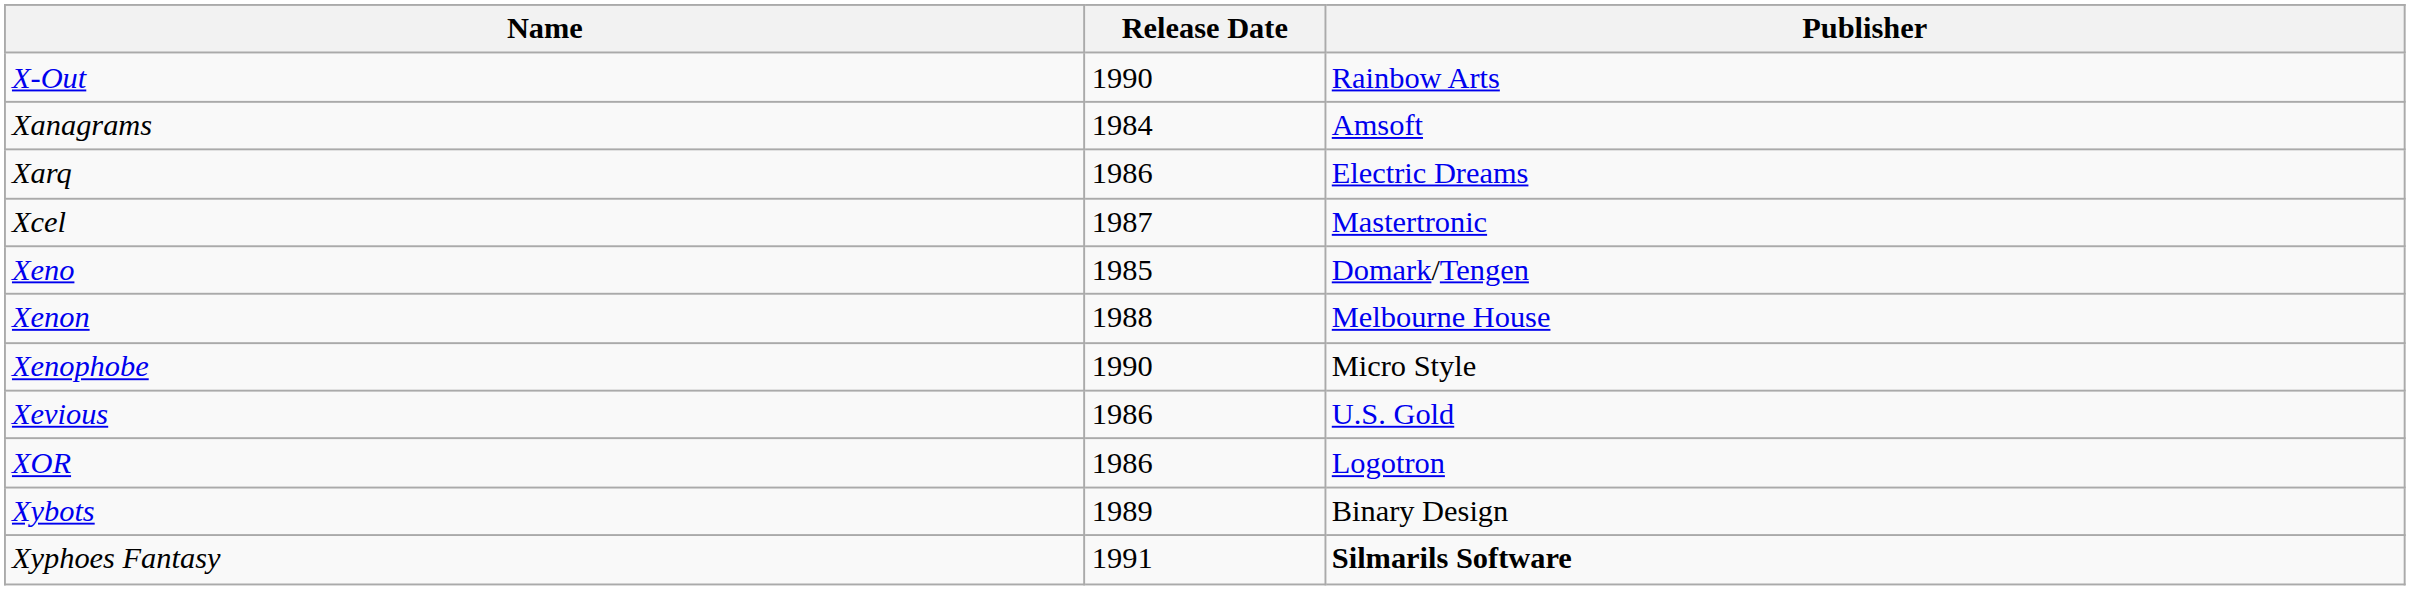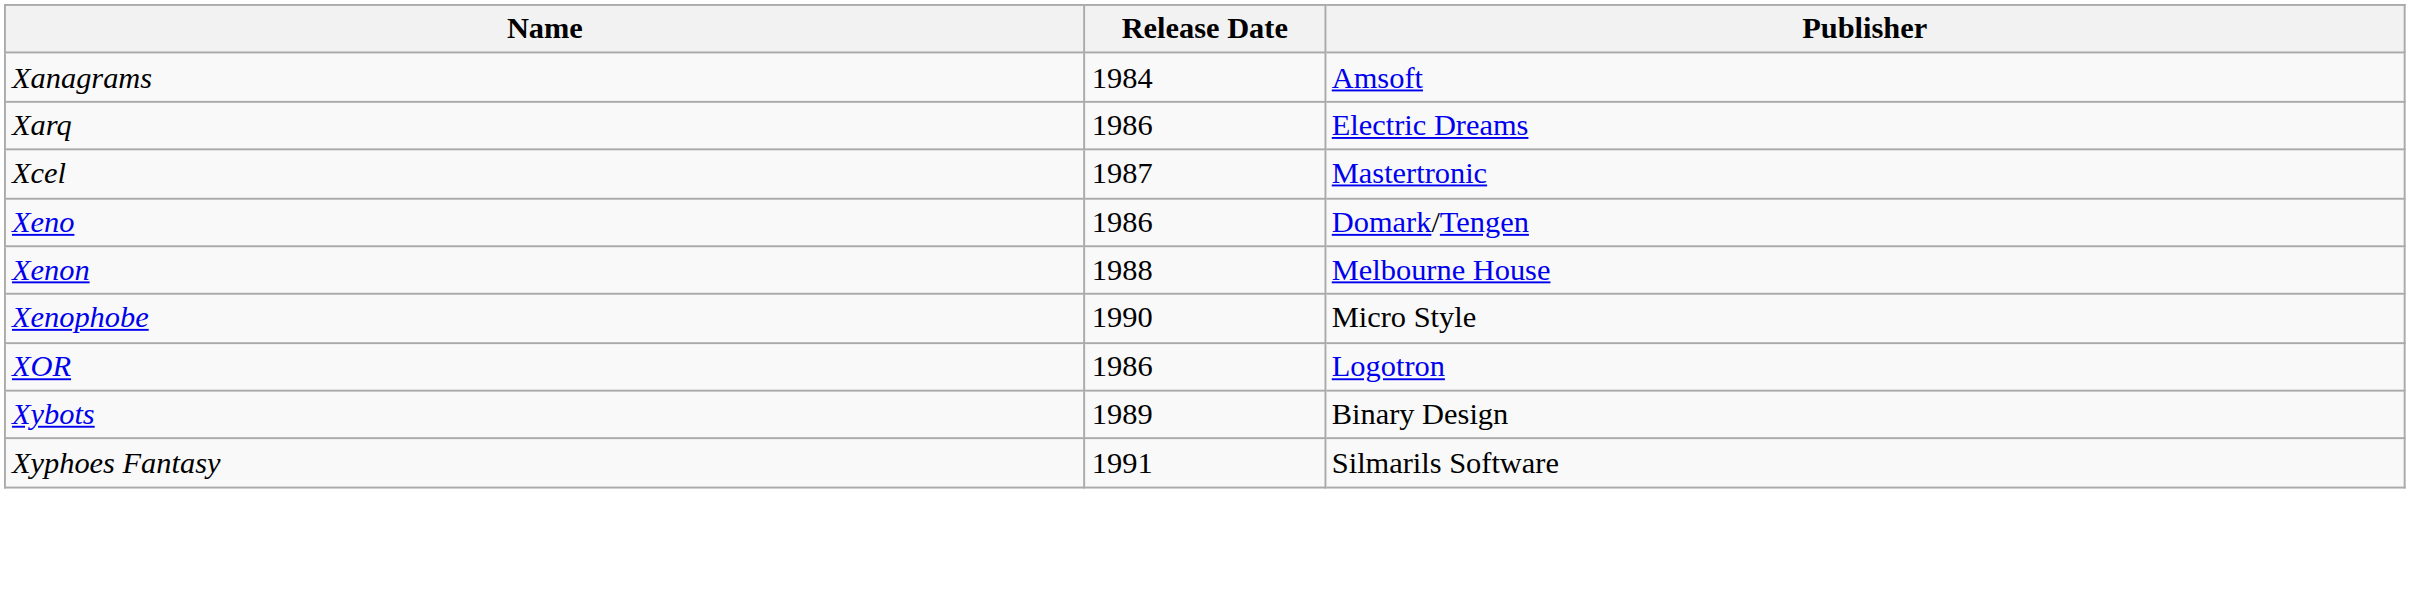- row: (49, 76)
(1122, 269) 1985 -> (1122, 221) 1986
- row: (60, 414)
(1452, 558) bold -> (1445, 462) normal
